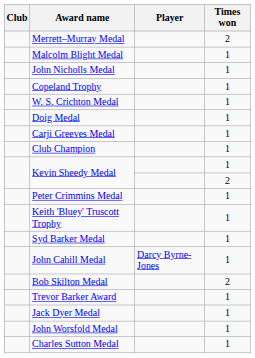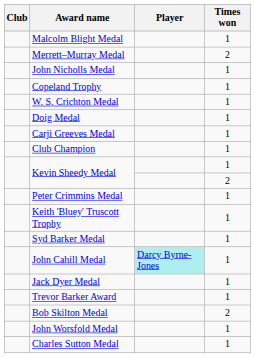rows swapped: (78, 54) <-> (78, 39)
(164, 260) no background -> (164, 260) paleturquoise background
rows swapped: (66, 313) <-> (70, 281)
